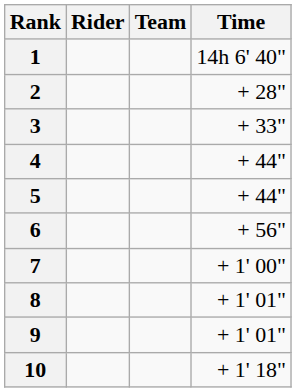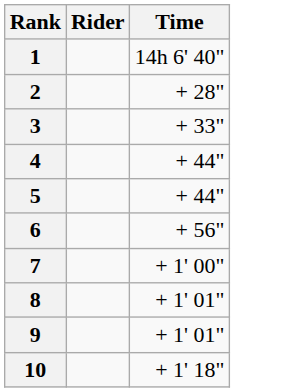- column: (160, 21)
